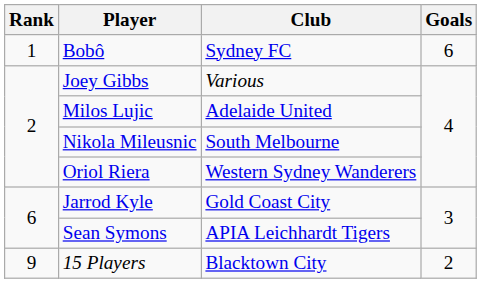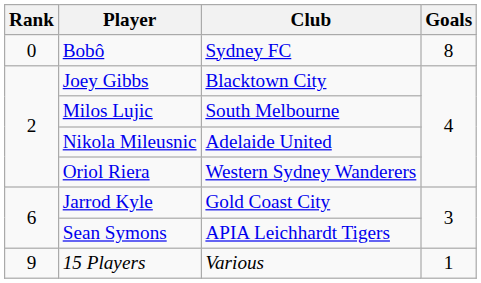(31, 50) 1 -> (31, 50) 0
(449, 50) 6 -> (449, 50) 8
(235, 80) Various -> (266, 80) Blacktown City
(269, 111) Adelaide United -> (272, 111) South Melbourne
(272, 141) South Melbourne -> (269, 141) Adelaide United
(266, 263) Blacktown City -> (235, 263) Various
(449, 263) 2 -> (449, 263) 1
